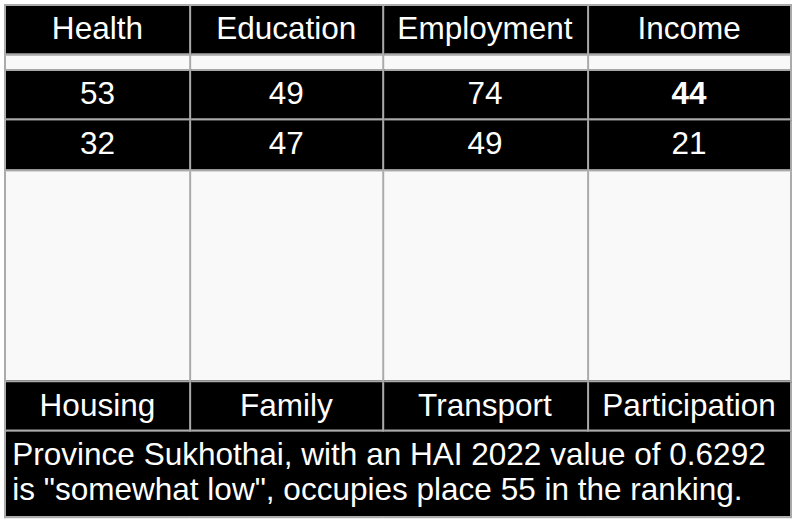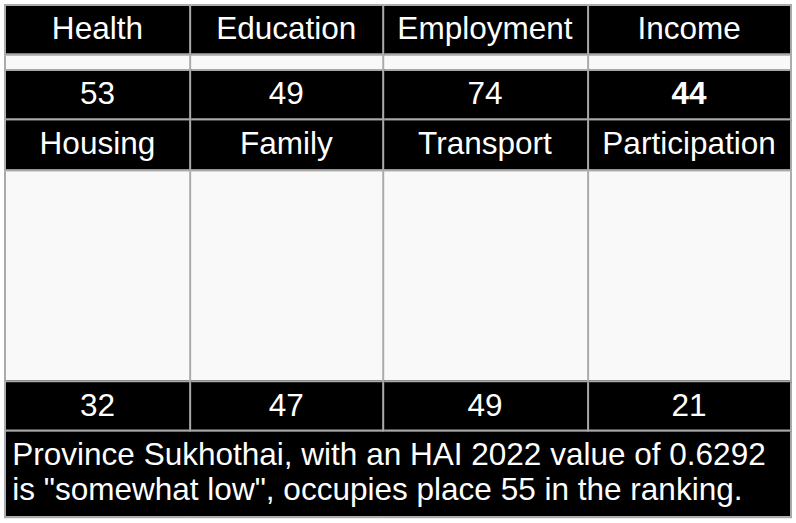rows swapped: (97, 405) <-> (97, 144)
